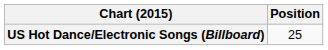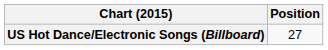(295, 34) 25 -> (295, 34) 27
